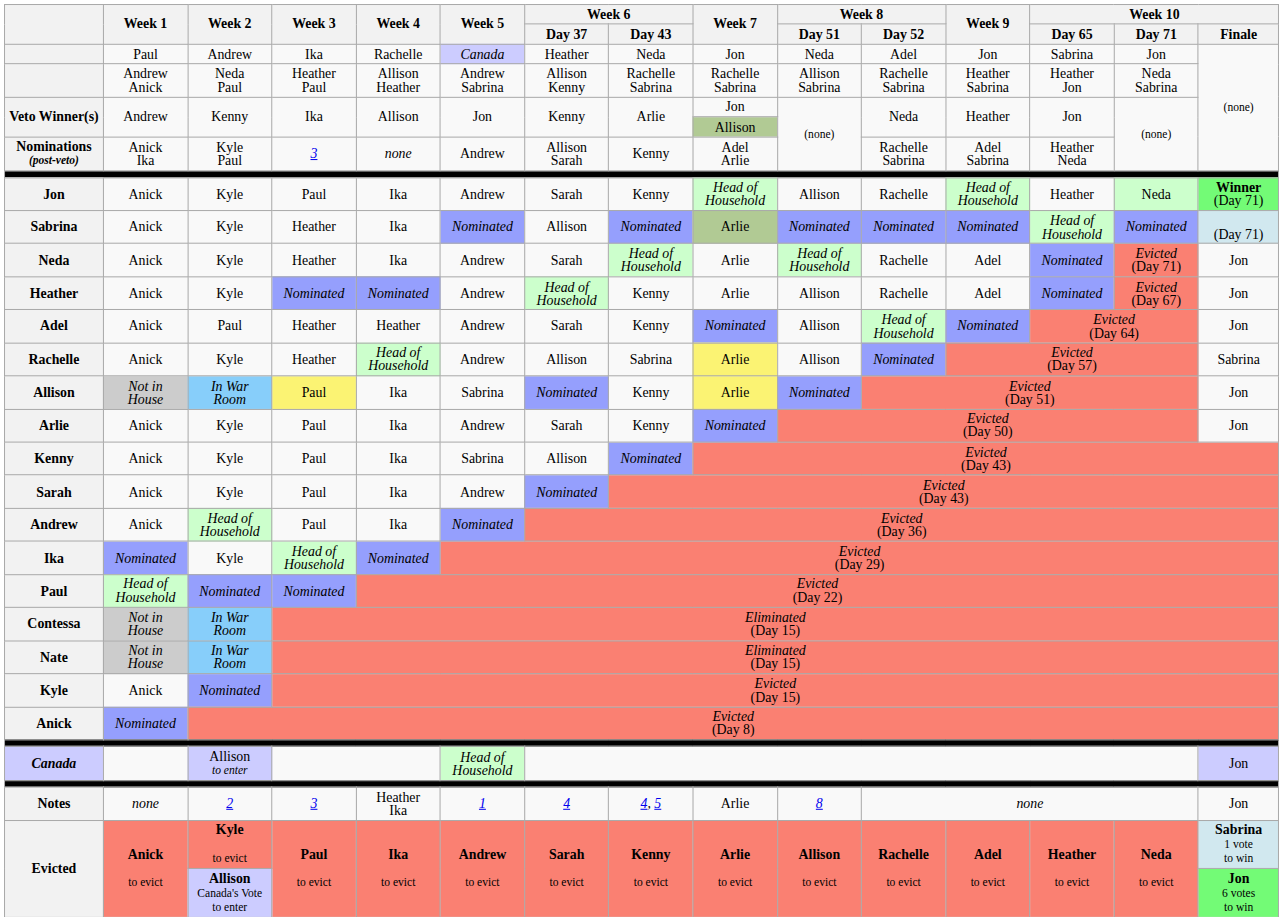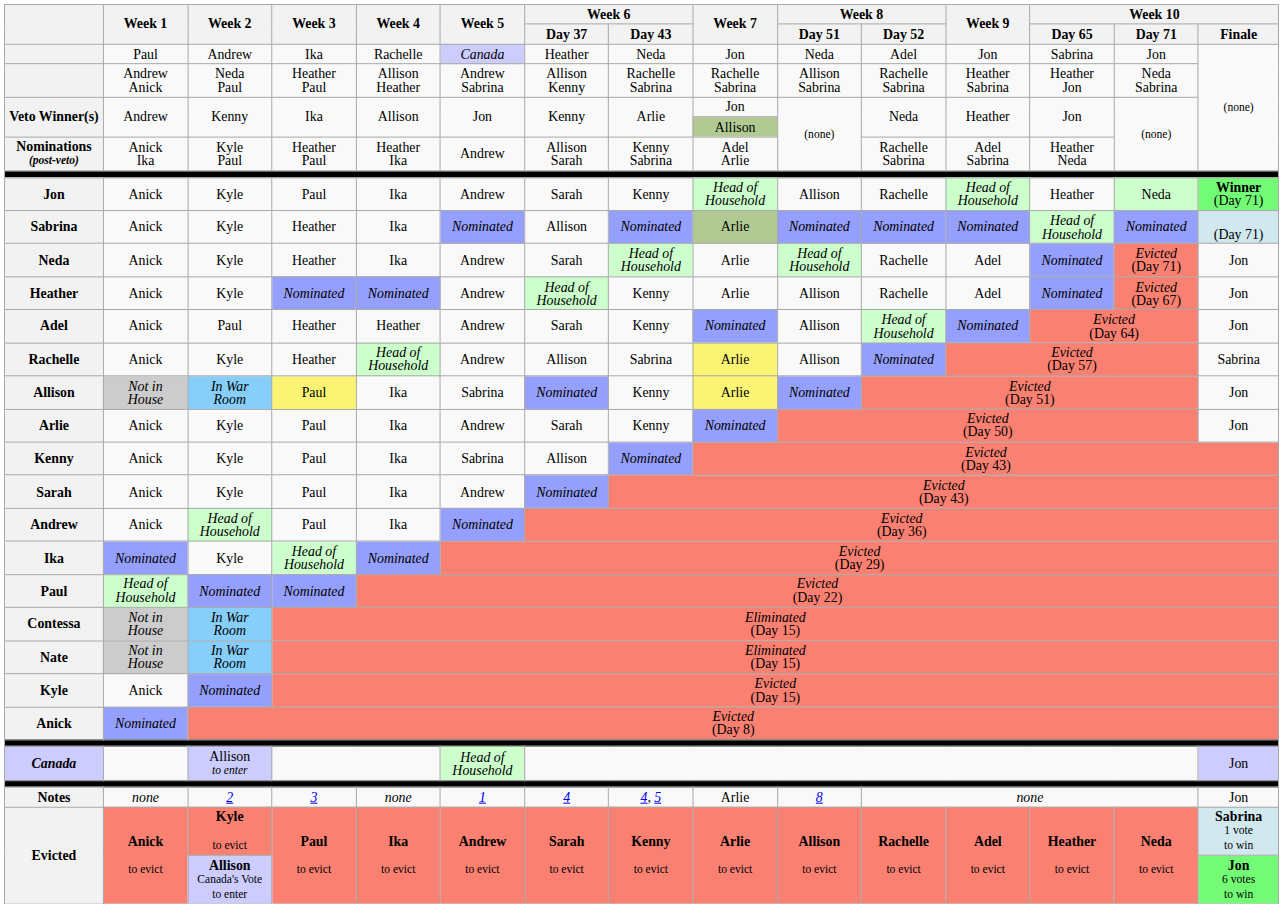(314, 153) 3 -> (314, 153) Heather Paul
(398, 153) none -> (398, 153) Heather Ika
(651, 153) Kenny -> (651, 153) Kenny Sabrina
(398, 803) Heather Ika -> (398, 797) none
